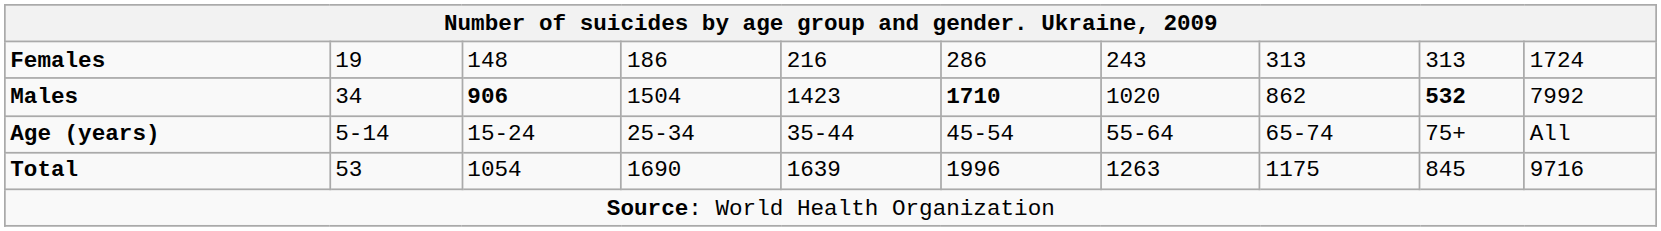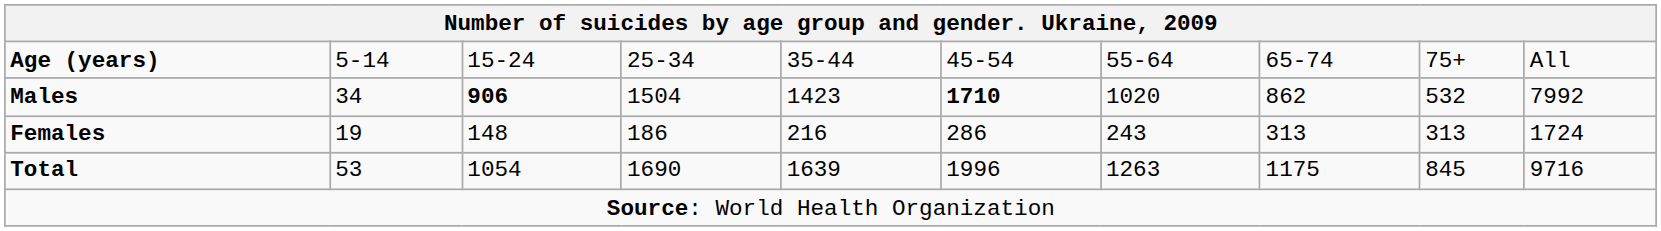rows swapped: (85, 134) <-> (58, 60)
(1446, 97) bold -> (1446, 97) normal
